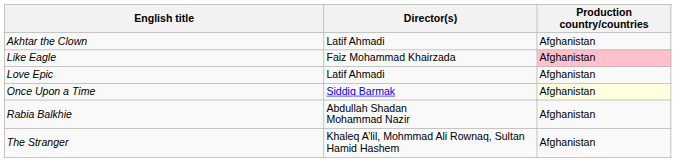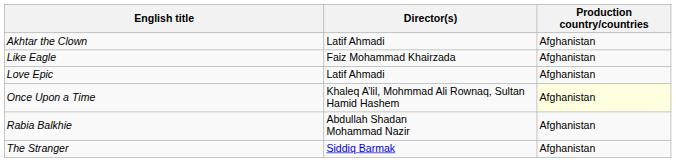(567, 58) pink background -> (567, 58) no background
(361, 91) Siddiq Barmak -> (426, 97) Khaleq A’lil, Mohmmad Ali Rownaq, Sultan Hamid Hashem
(426, 143) Khaleq A’lil, Mohmmad Ali Rownaq, Sultan Hamid Hashem -> (361, 148) Siddiq Barmak
